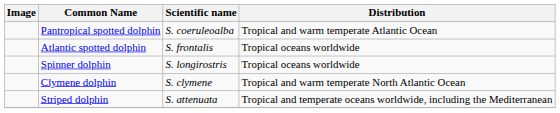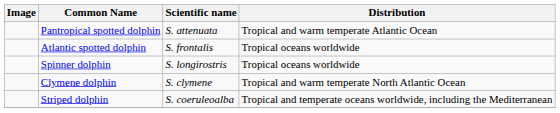(200, 30) S. coeruleoalba -> (192, 30) S. attenuata
(192, 99) S. attenuata -> (200, 99) S. coeruleoalba
